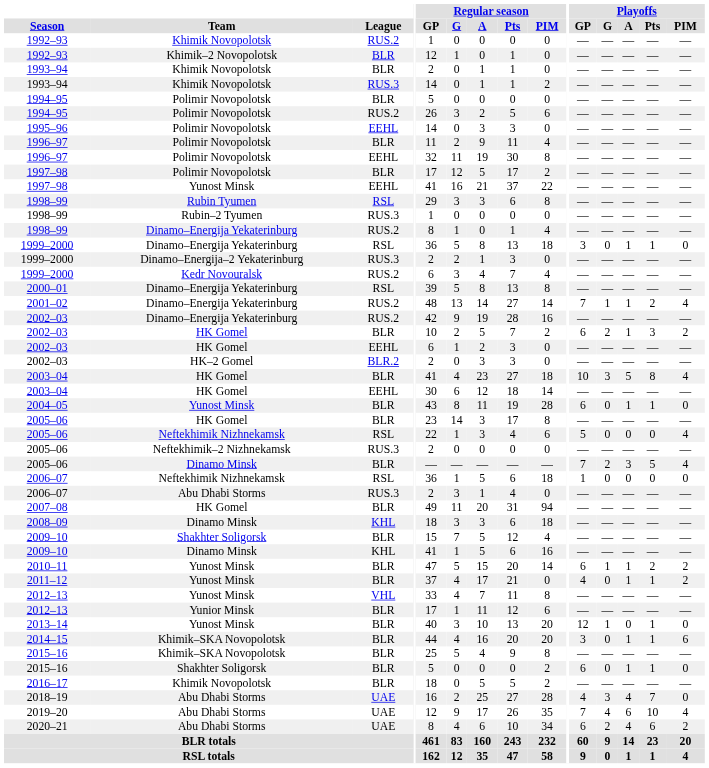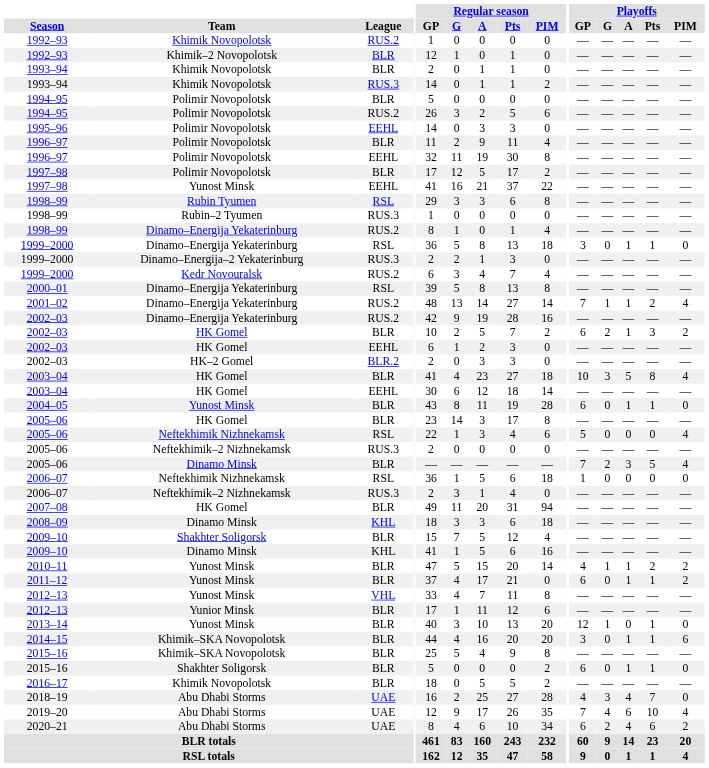(222, 493) Abu Dhabi Storms -> (222, 493) Neftekhimik–2 Nizhnekamsk
(583, 566) 6 -> (583, 566) 4
(583, 580) 4 -> (583, 580) 6
